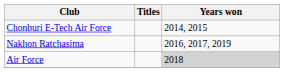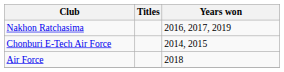rows swapped: (45, 44) <-> (59, 28)
(174, 59) lightgrey background -> (174, 59) no background
